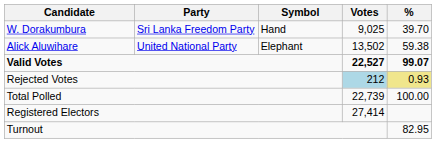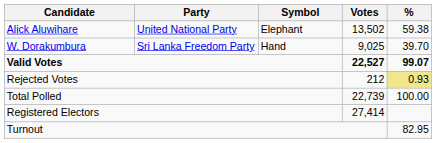rows swapped: (42, 46) <-> (46, 29)
(376, 79) lightblue background -> (376, 79) no background
